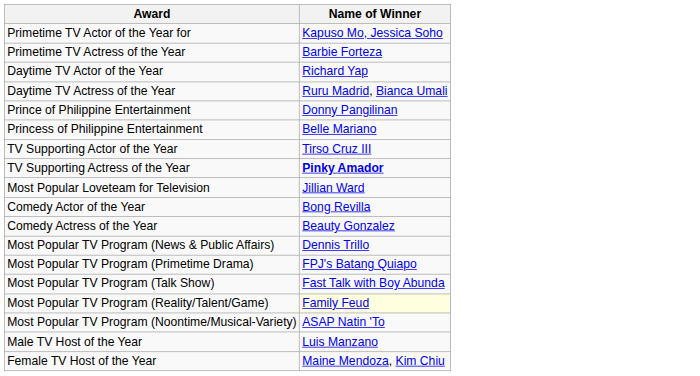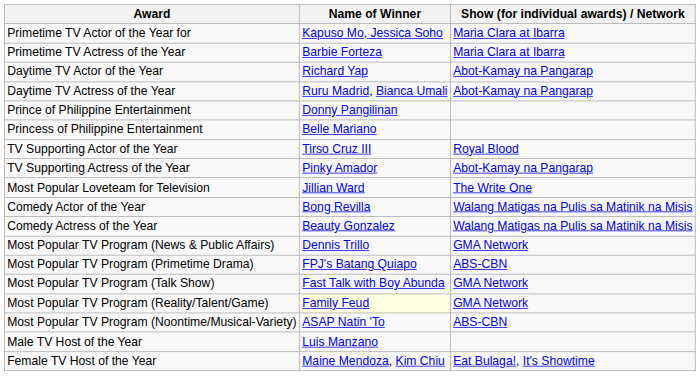+ column: (573, 14)
(343, 168) bold -> (340, 168) normal
